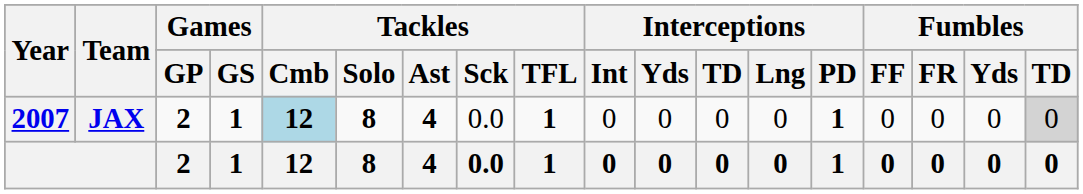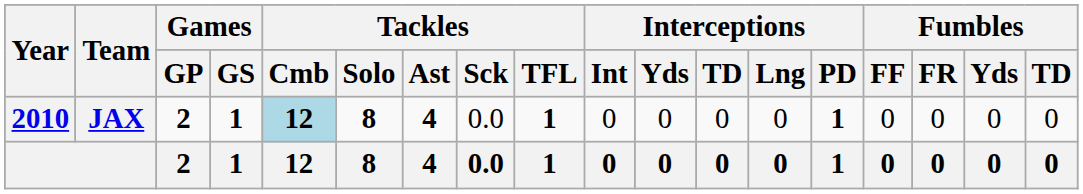(40, 118) 2007 -> (40, 118) 2010
(1052, 118) lightgrey background -> (1052, 118) no background
